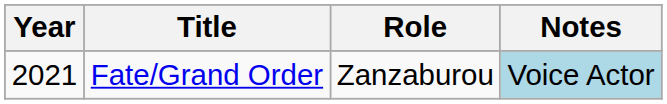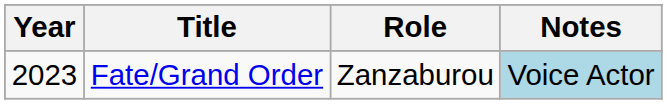(44, 74) 2021 -> (44, 74) 2023
